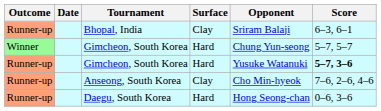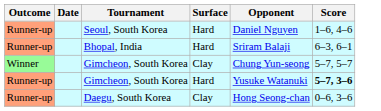+ row: (30, 30)
(203, 30) Clay -> (203, 47) Hard
(203, 47) Hard -> (203, 64) Clay
- row: (30, 81)
(203, 98) Hard -> (203, 98) Clay
